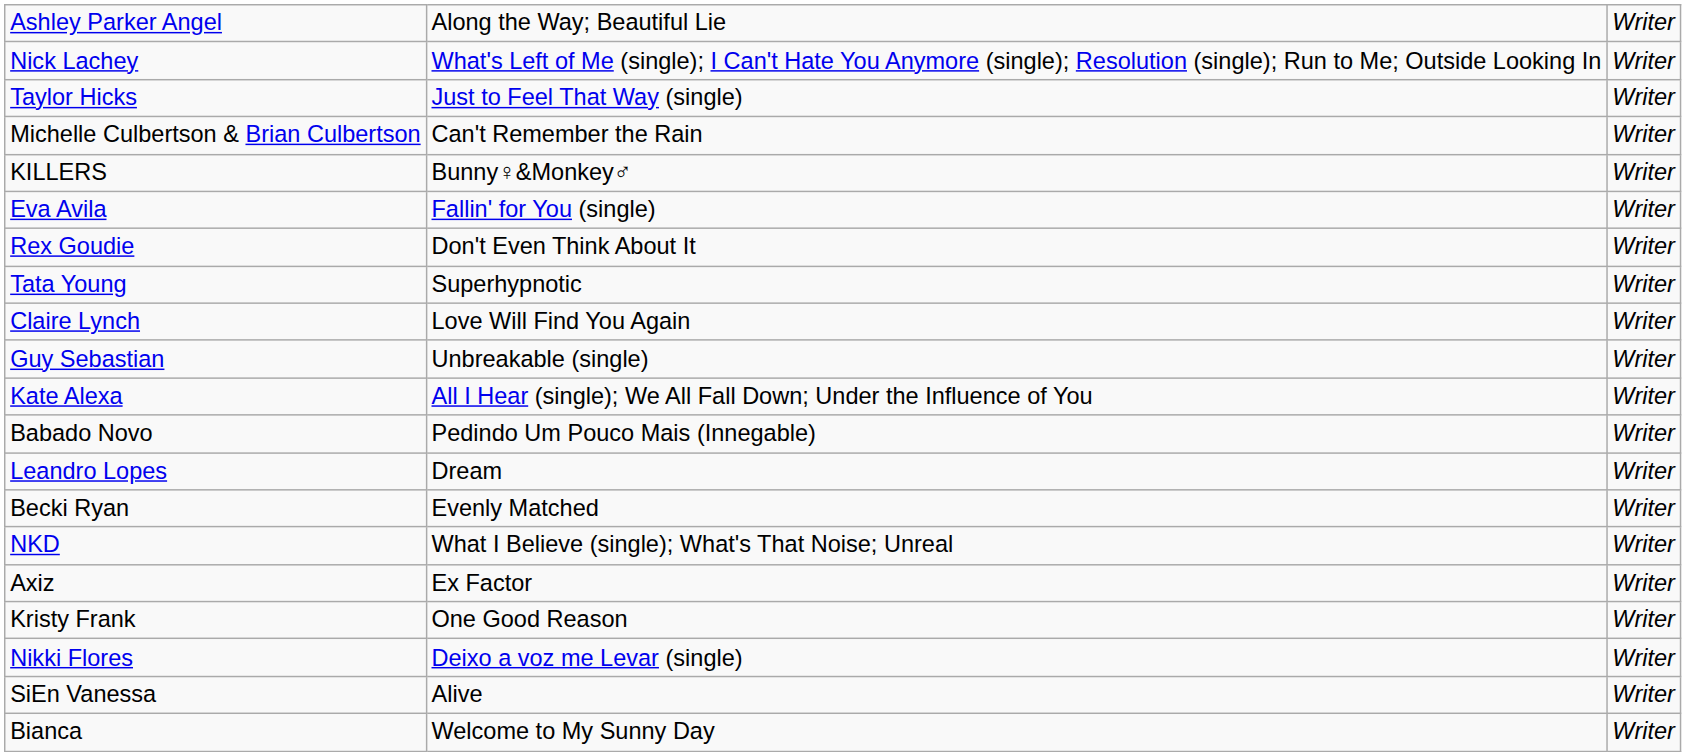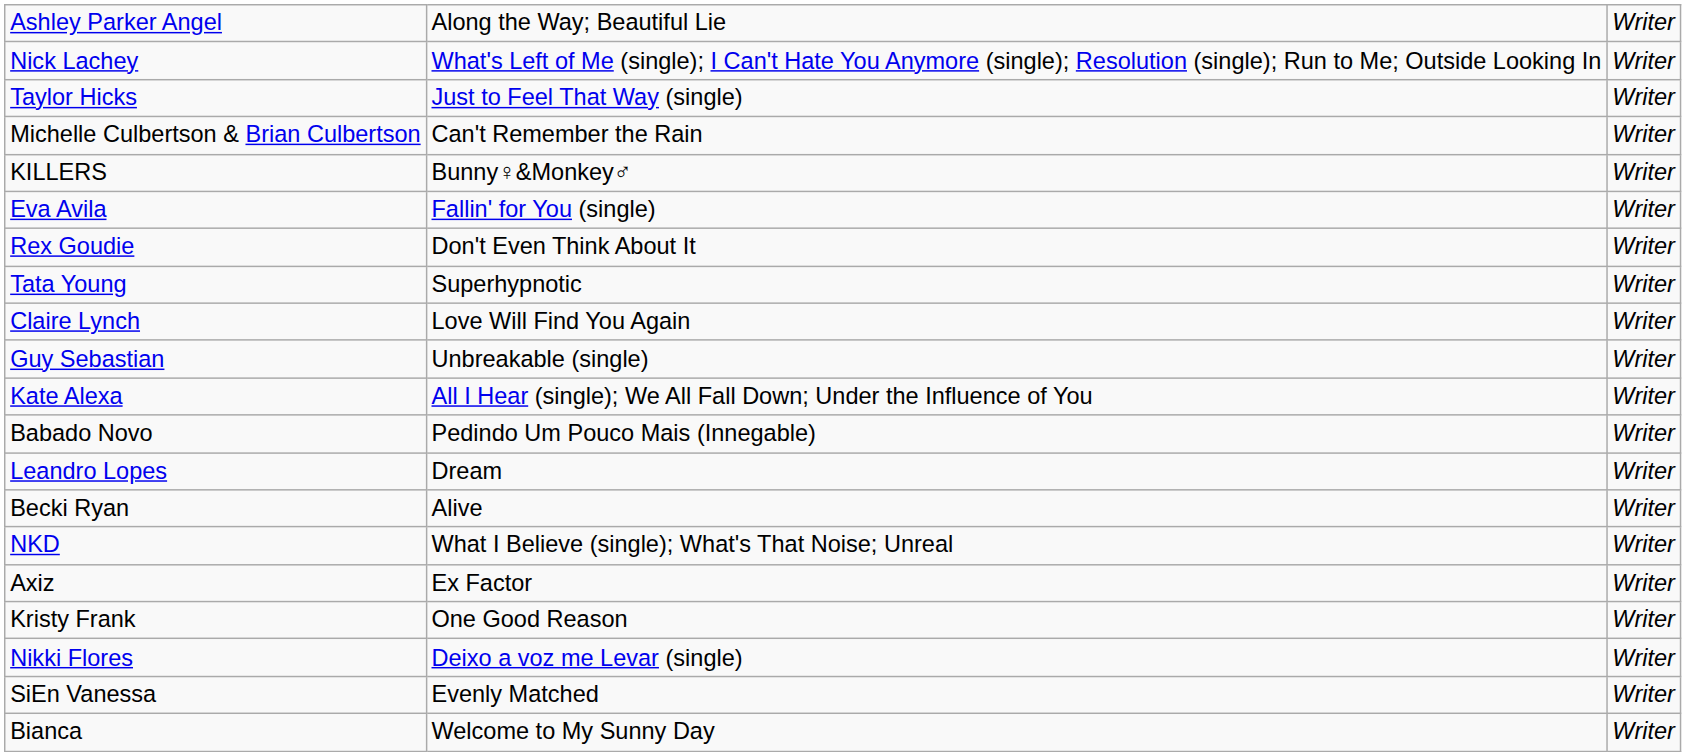(515, 508) Evenly Matched -> (457, 508) Alive
(457, 694) Alive -> (515, 694) Evenly Matched
